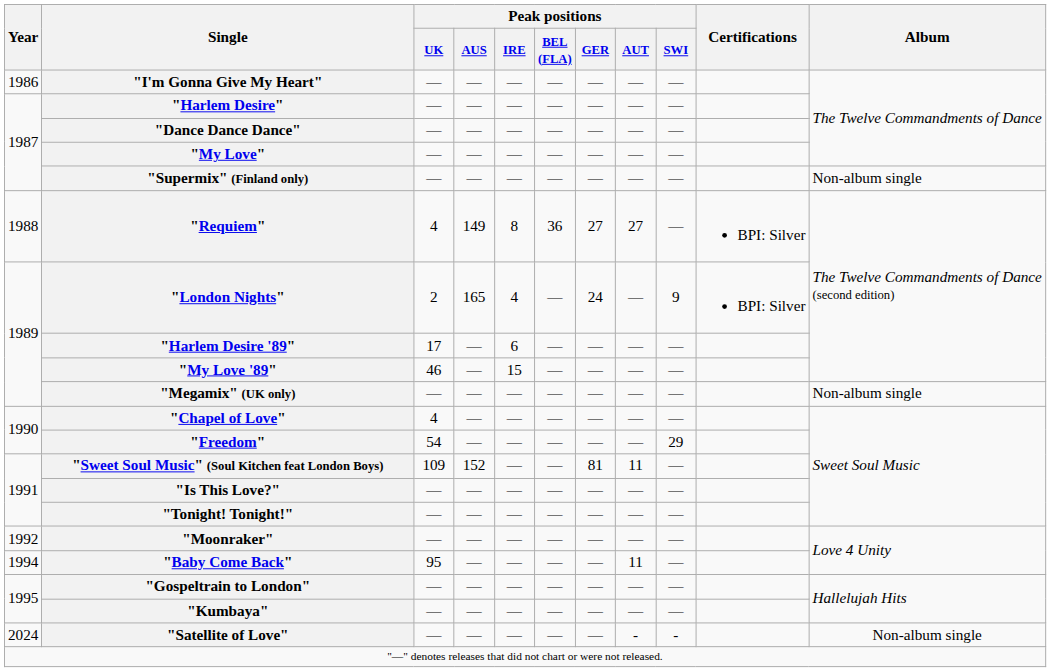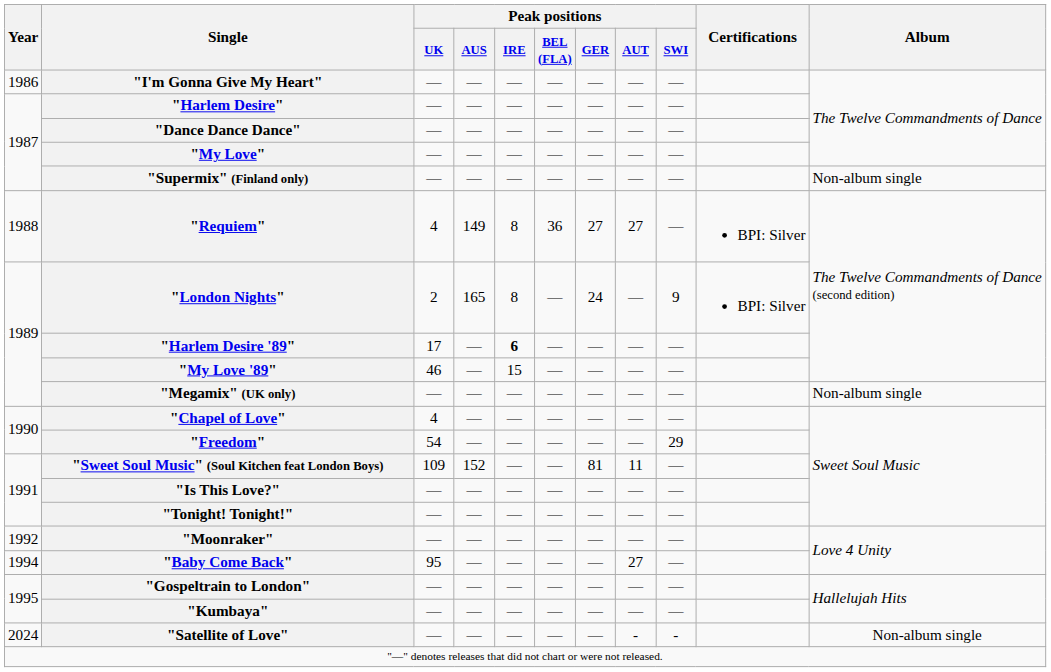(514, 297) 4 -> (514, 297) 8
(514, 345) normal -> (514, 345) bold
(636, 562) 11 -> (636, 562) 27
